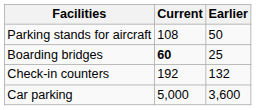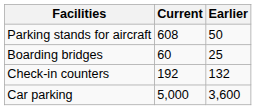(168, 34) 108 -> (168, 34) 608
(164, 54) bold -> (164, 54) normal
